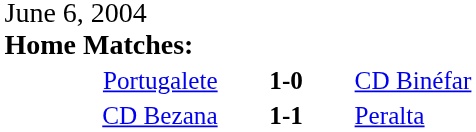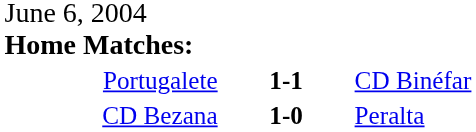(286, 80) 1-0 -> (286, 80) 1-1
(286, 115) 1-1 -> (286, 115) 1-0
